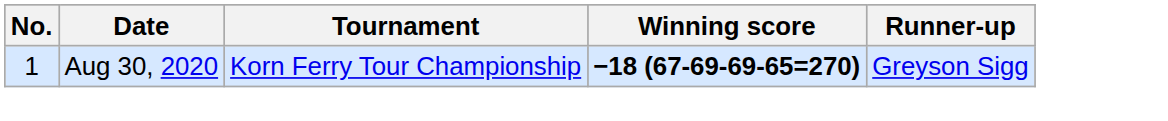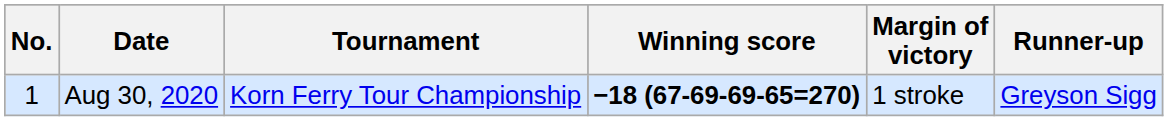+ column: (930, 40)
